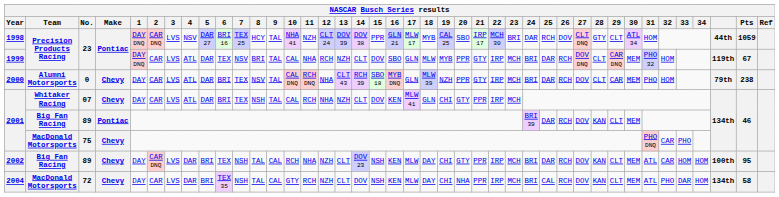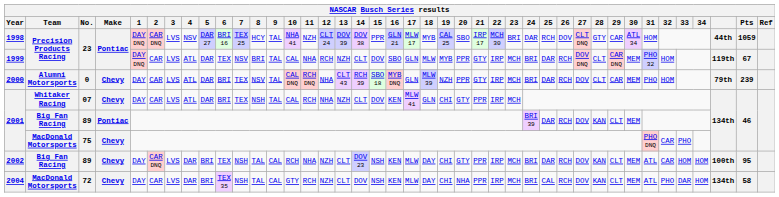(616, 38) CLT -> (616, 38) CAR
(747, 79) 238 -> (747, 79) 239
